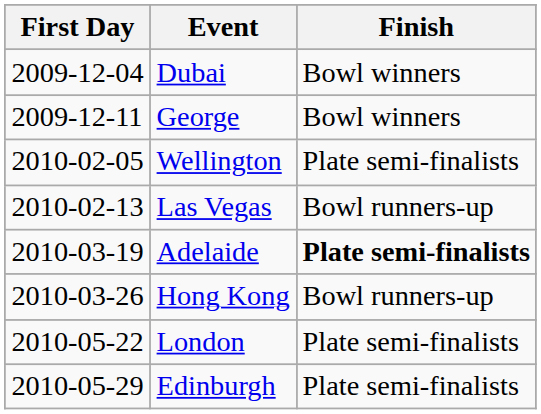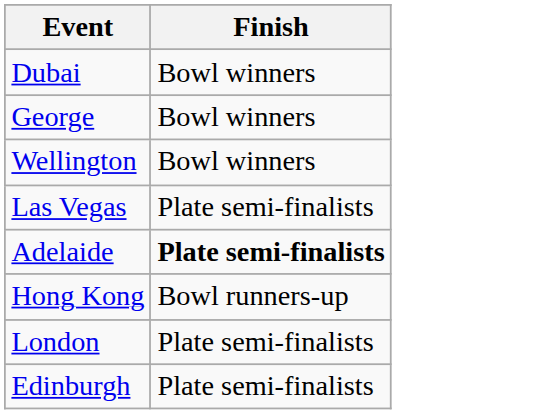- column: (77, 26)
(411, 161) Plate semi-finalists -> (236, 161) Bowl winners
(398, 206) Bowl runners-up -> (266, 206) Plate semi-finalists
